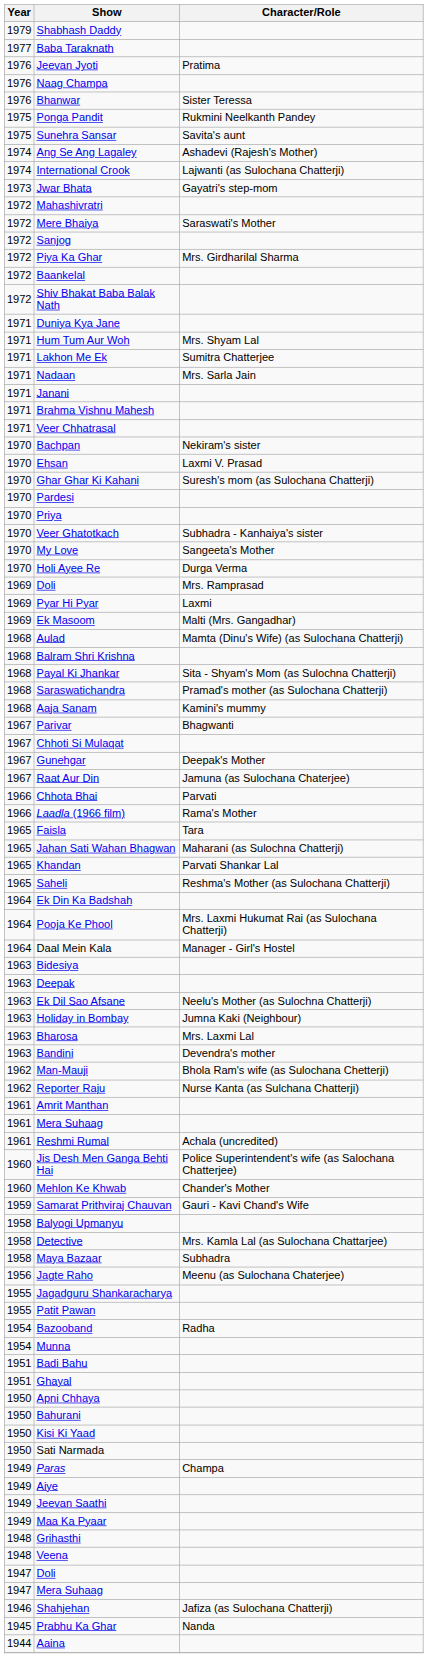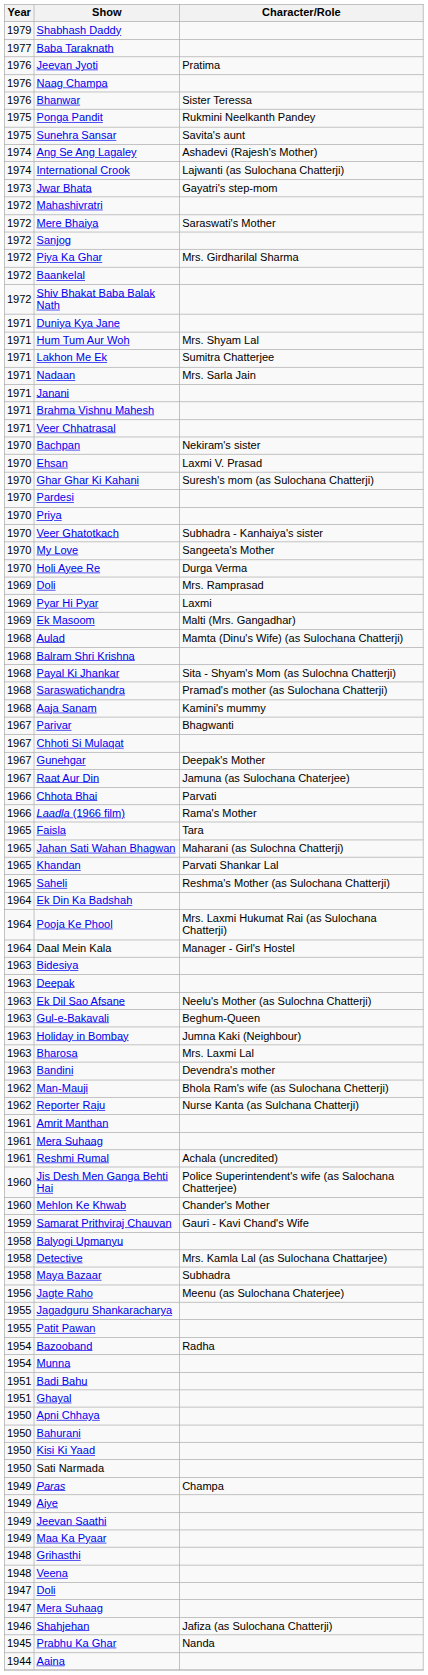+ row: (19, 1018)
